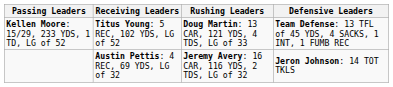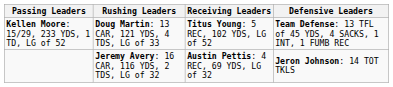columns swapped: (227, 11) <-> (137, 11)
